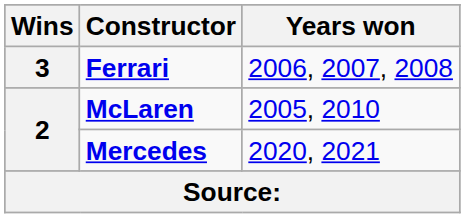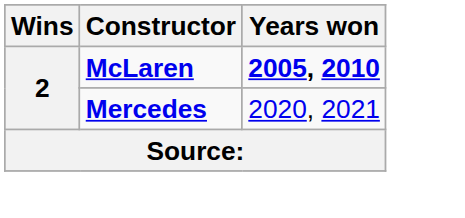- row: (127, 67)
(314, 109) normal -> (314, 67) bold
